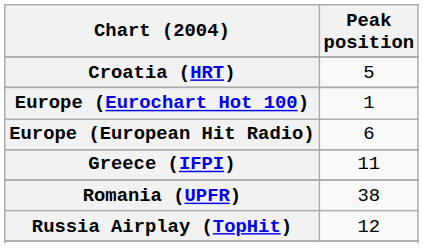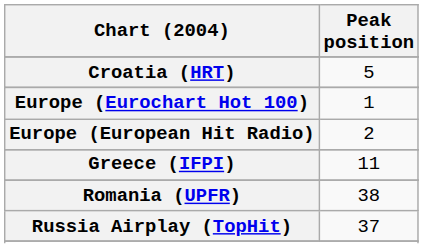(369, 134) 6 -> (369, 134) 2
(369, 226) 12 -> (369, 226) 37
